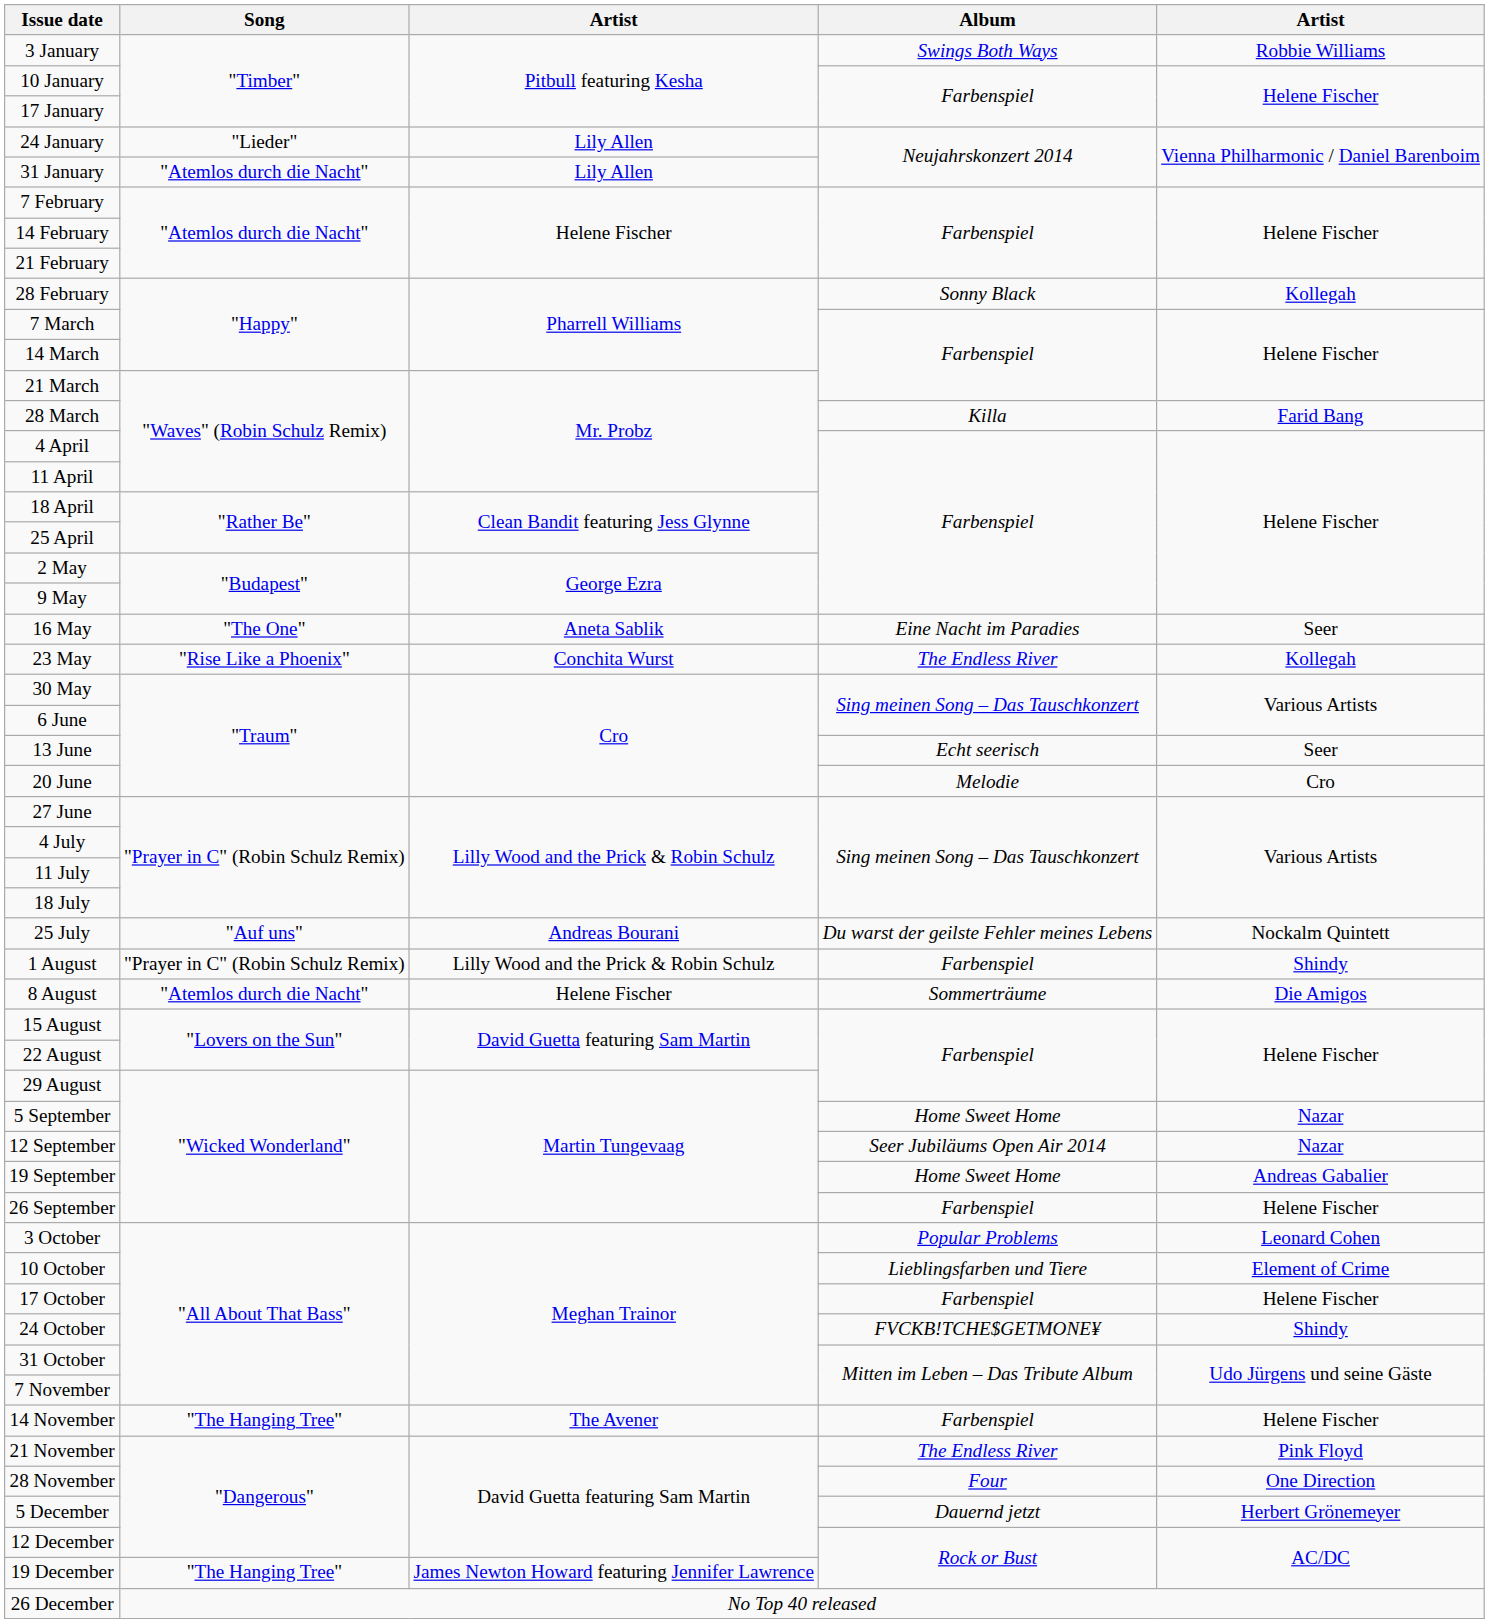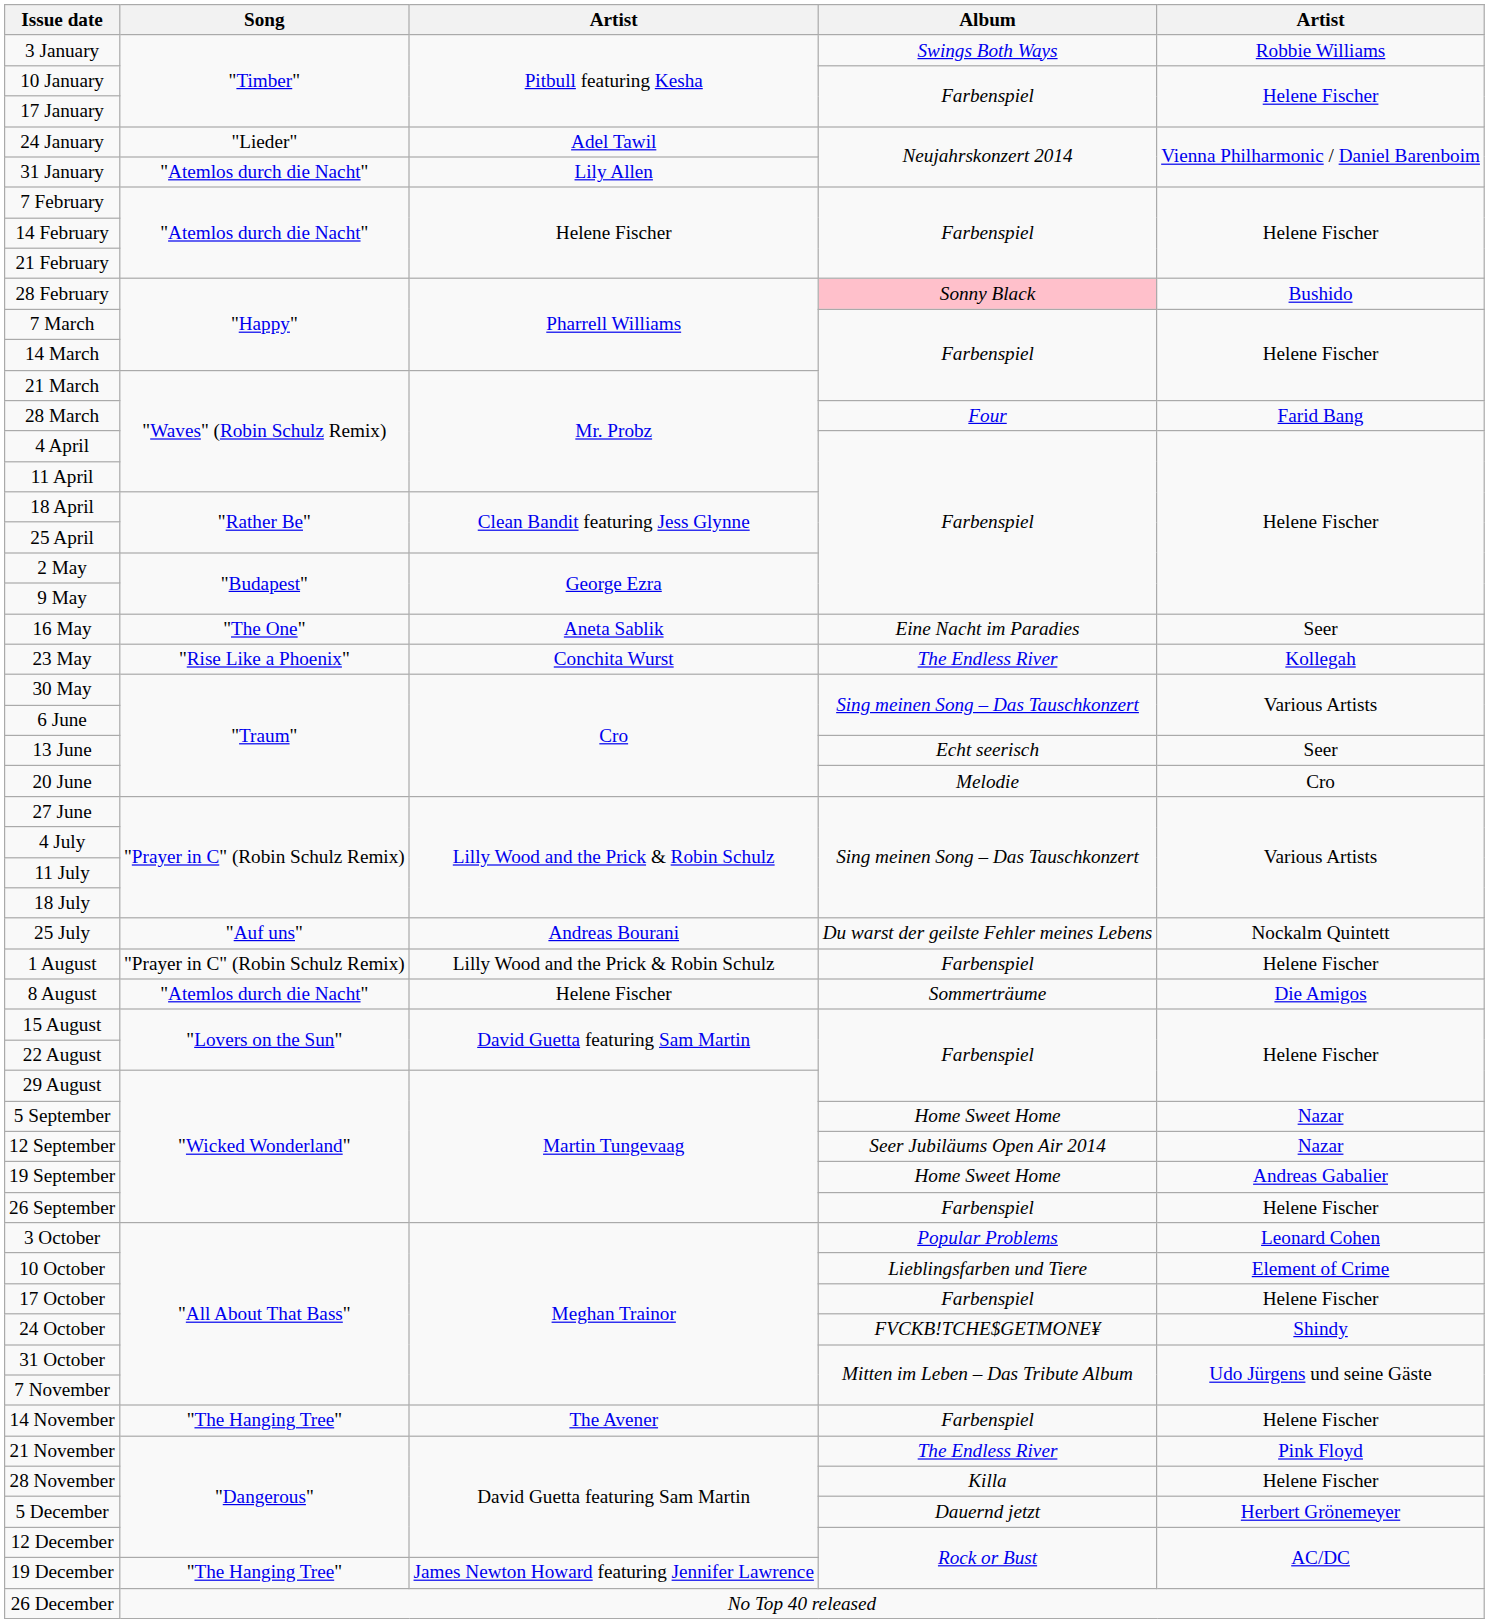(614, 141) Lily Allen -> (614, 141) Adel Tawil
(988, 293) no background -> (988, 293) pink background
(1321, 293) Kollegah -> (1321, 293) Bushido
(988, 415) Killa -> (988, 415) Four
(1321, 963) Shindy -> (1321, 963) Helene Fischer
(988, 1481) Four -> (988, 1481) Killa
(1321, 1481) One Direction -> (1321, 1481) Helene Fischer
